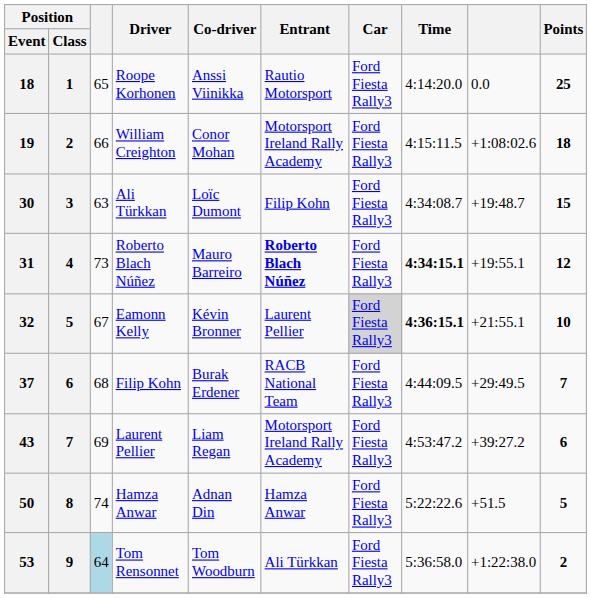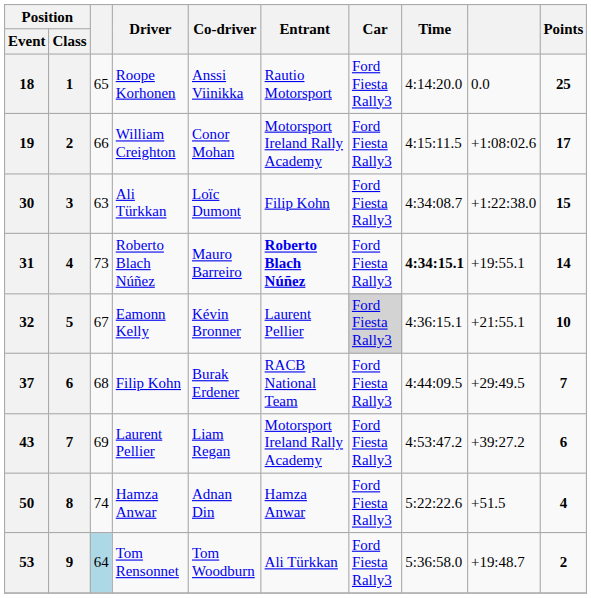(563, 143) 18 -> (563, 143) 17
(498, 203) +19:48.7 -> (504, 203) +1:22:38.0
(563, 263) 12 -> (563, 263) 14
(435, 322) bold -> (434, 322) normal
(563, 502) 5 -> (563, 502) 4
(504, 562) +1:22:38.0 -> (498, 562) +19:48.7
